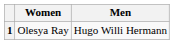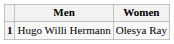columns swapped: (120, 13) <-> (43, 13)
